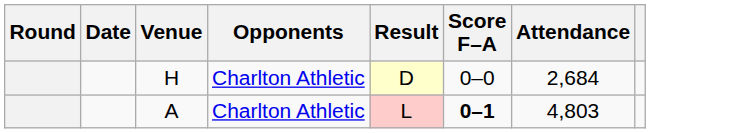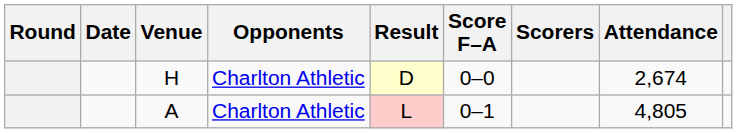+ column: (555, 32)
(573, 77) 2,684 -> (661, 77) 2,674
(477, 111) bold -> (477, 111) normal
(573, 111) 4,803 -> (661, 111) 4,805
